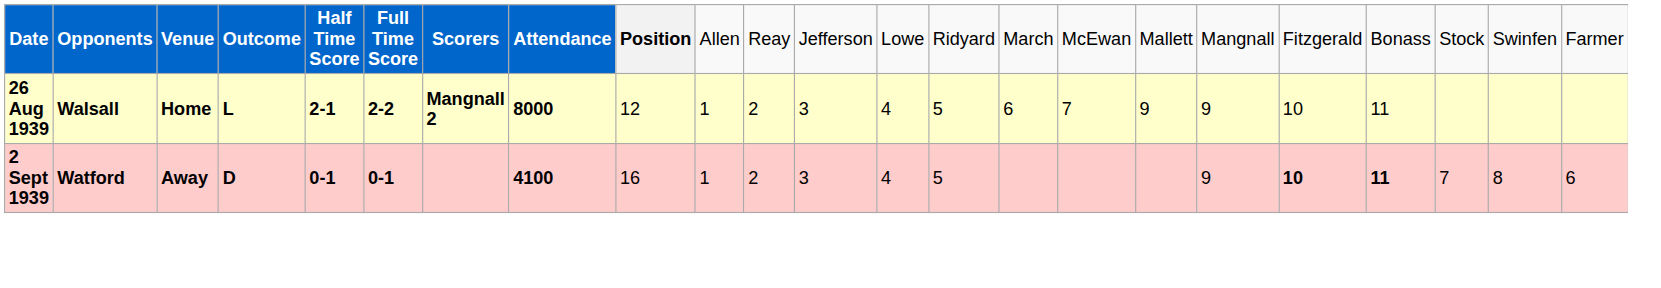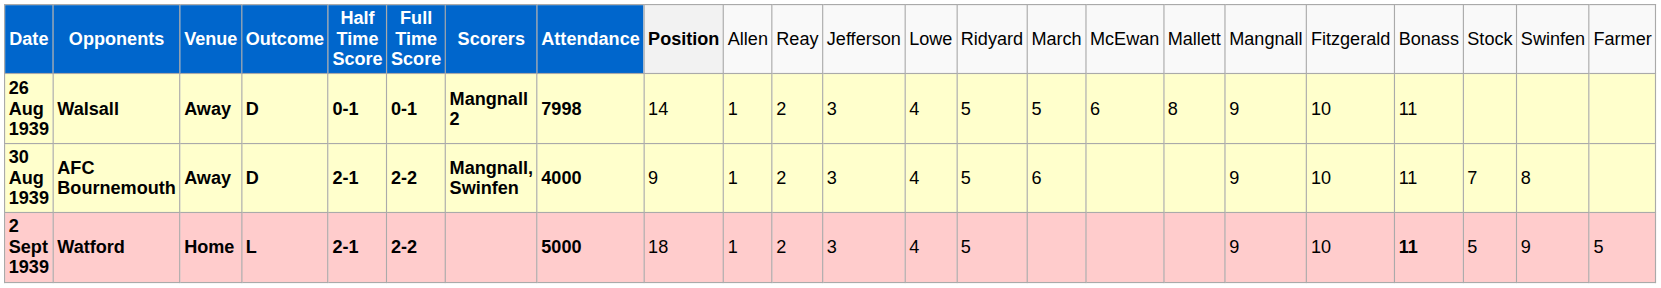(186, 108) Home -> (208, 108) Away
(228, 108) L -> (252, 108) D
(322, 108) 2-1 -> (345, 108) 0-1
(381, 108) 2-2 -> (404, 108) 0-1
(533, 108) 8000 -> (561, 108) 7998
(630, 108) 12 -> (658, 108) 14
(1008, 108) 6 -> (1036, 108) 5
(1067, 108) 7 -> (1095, 108) 6
(1145, 108) 9 -> (1173, 108) 8
+ row: (29, 177)
(184, 177) Away -> (209, 247) Home
(229, 177) D -> (251, 247) L
(322, 177) 0-1 -> (345, 247) 2-1
(381, 177) 0-1 -> (404, 247) 2-2
(533, 177) 4100 -> (561, 247) 5000
(630, 177) 16 -> (658, 247) 18
(1293, 177) bold -> (1321, 247) normal
(1444, 177) 7 -> (1472, 247) 5
(1498, 177) 8 -> (1526, 247) 9
(1570, 177) 6 -> (1599, 247) 5
